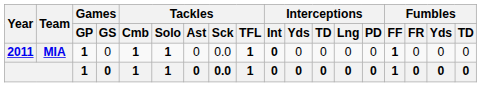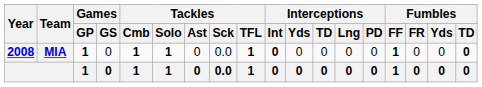(20, 52) 2011 -> (21, 52) 2008
(466, 52) normal -> (466, 52) bold
